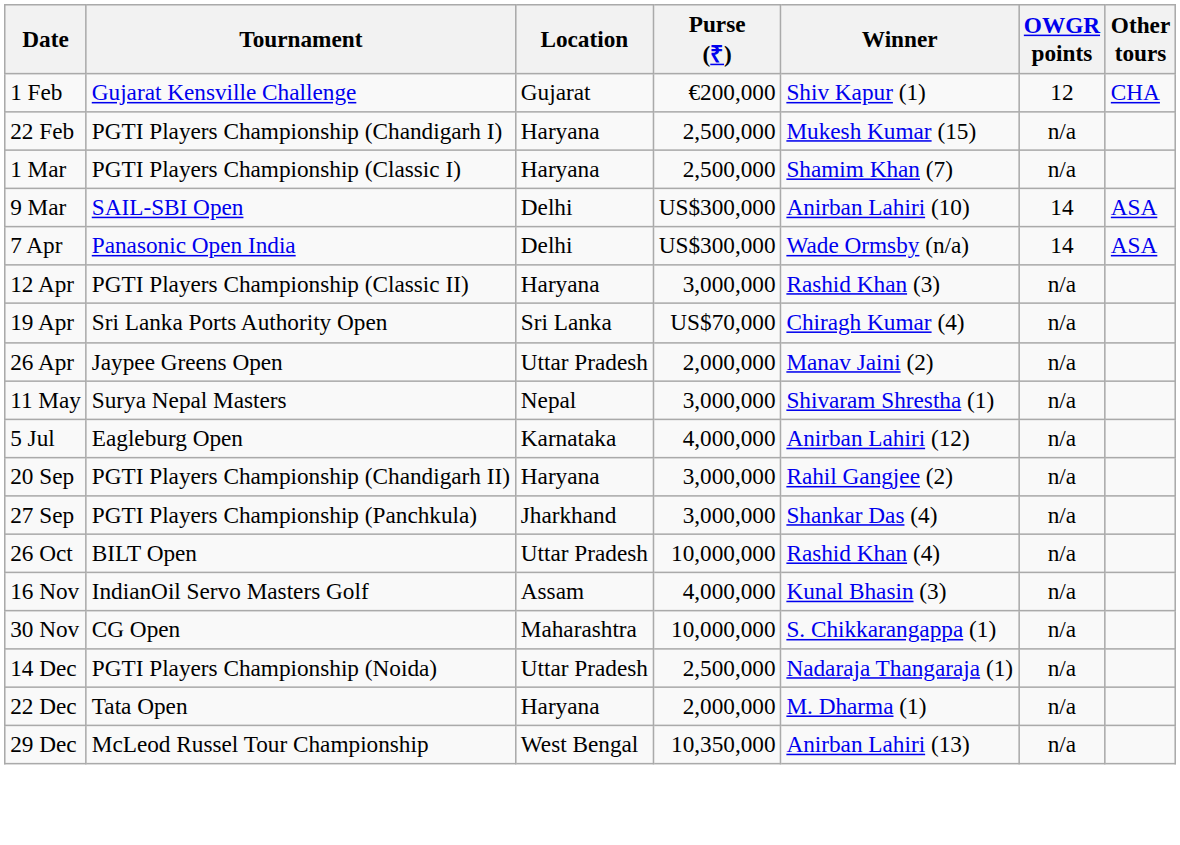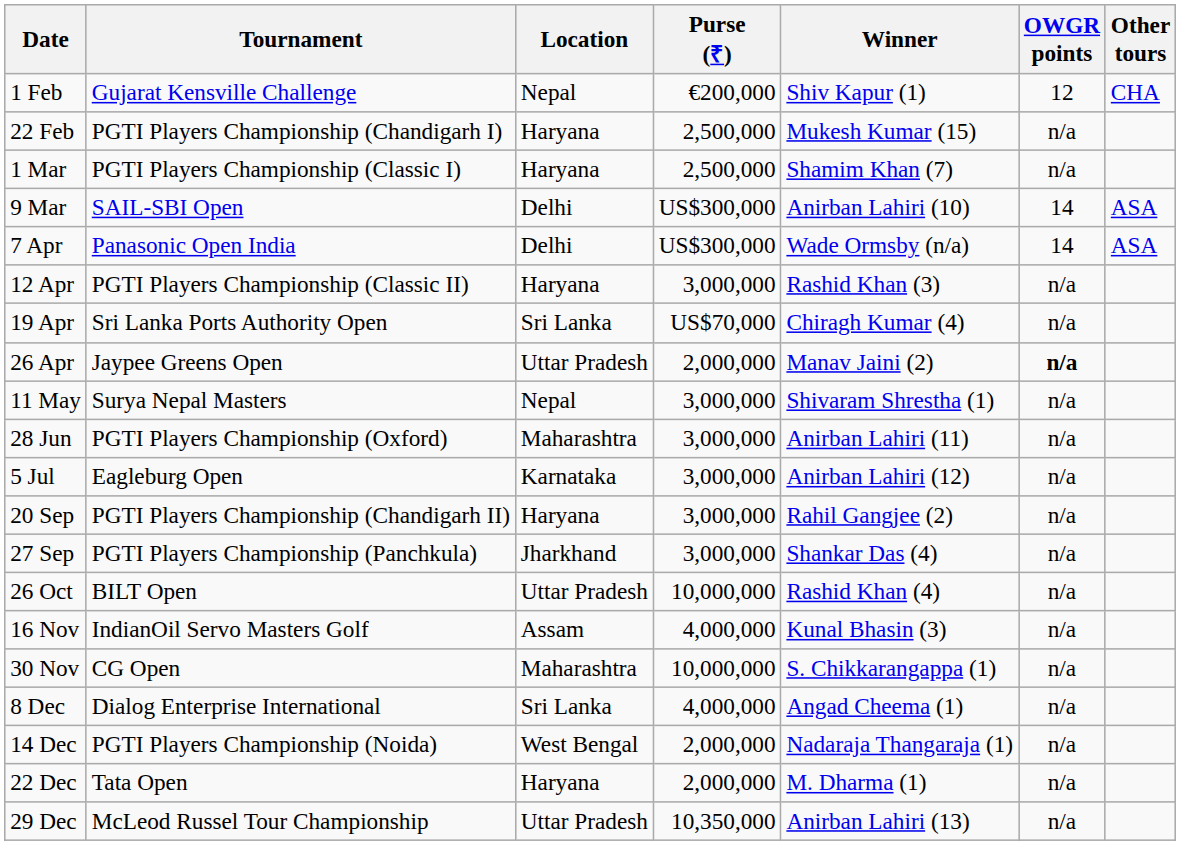(556, 92) Gujarat -> (549, 92) Nepal
(1062, 361) normal -> (1062, 361) bold
+ row: (41, 437)
(729, 437) 4,000,000 -> (729, 476) 3,000,000
+ row: (38, 706)
(584, 667) Uttar Pradesh -> (580, 744) West Bengal
(729, 667) 2,500,000 -> (729, 744) 2,000,000
(580, 744) West Bengal -> (584, 821) Uttar Pradesh
